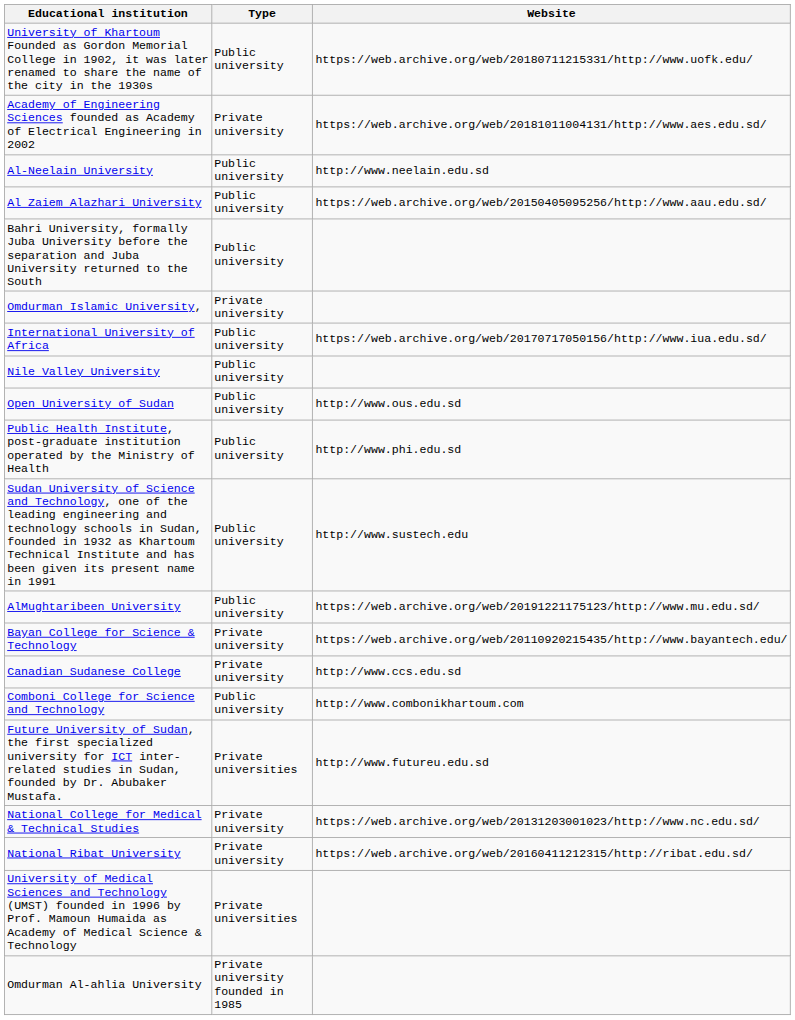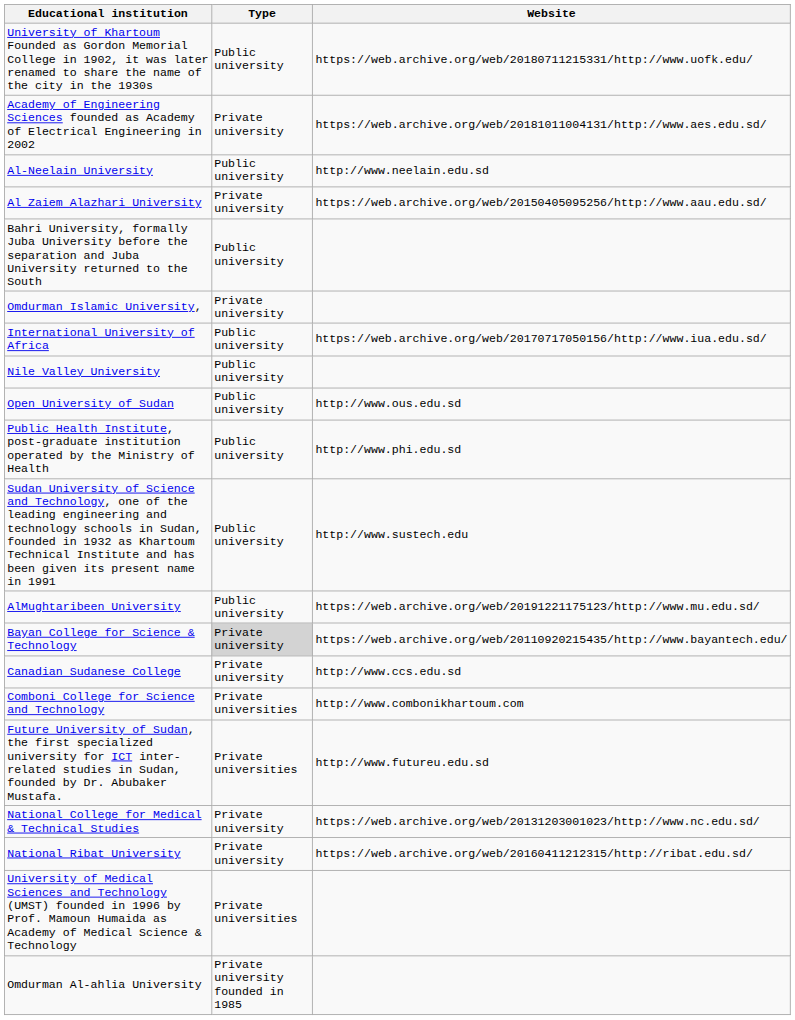(249, 203) Public university -> (249, 203) Private university
(249, 639) no background -> (249, 639) lightgrey background
(249, 704) Public university -> (256, 704) Private universities
